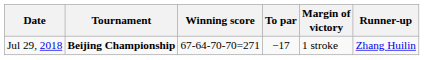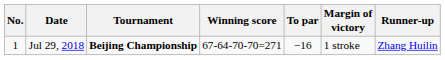+ column: (15, 20)
(281, 45) −17 -> (303, 45) −16
